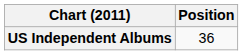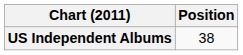(206, 38) 36 -> (206, 38) 38
